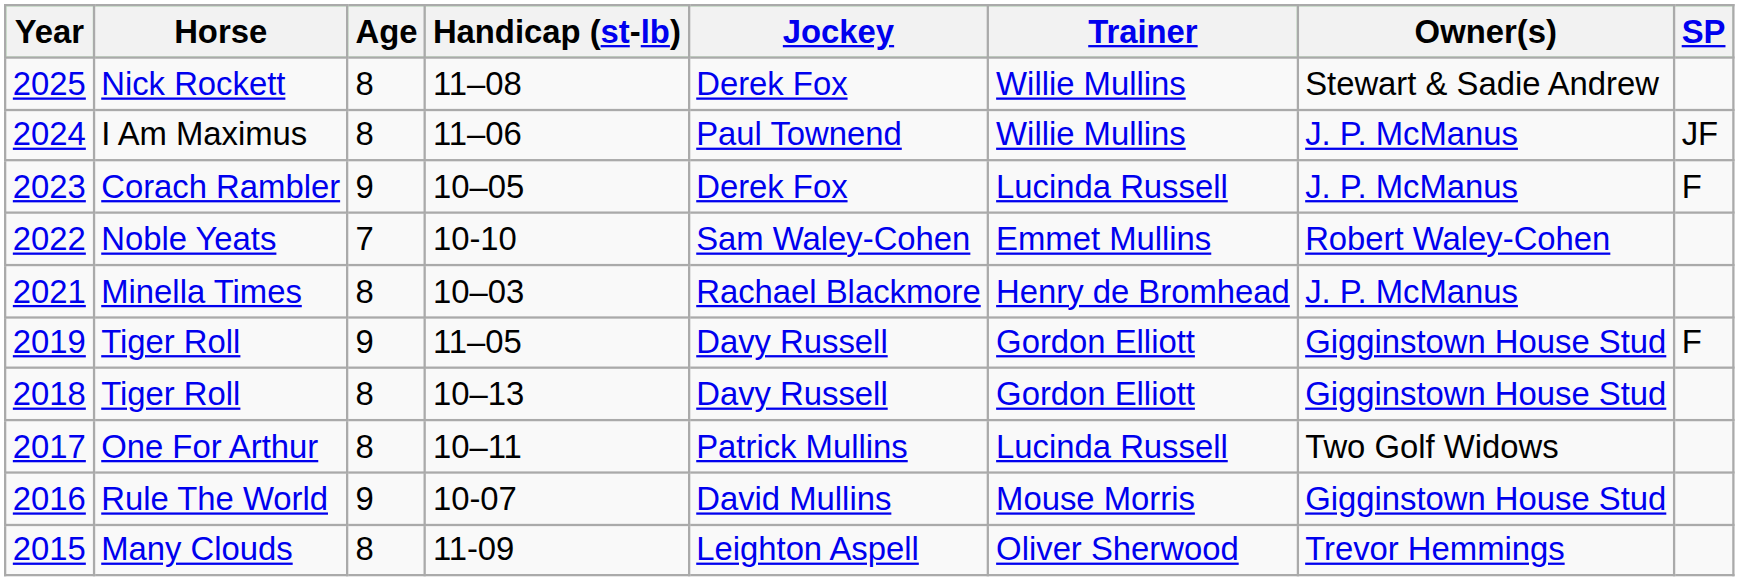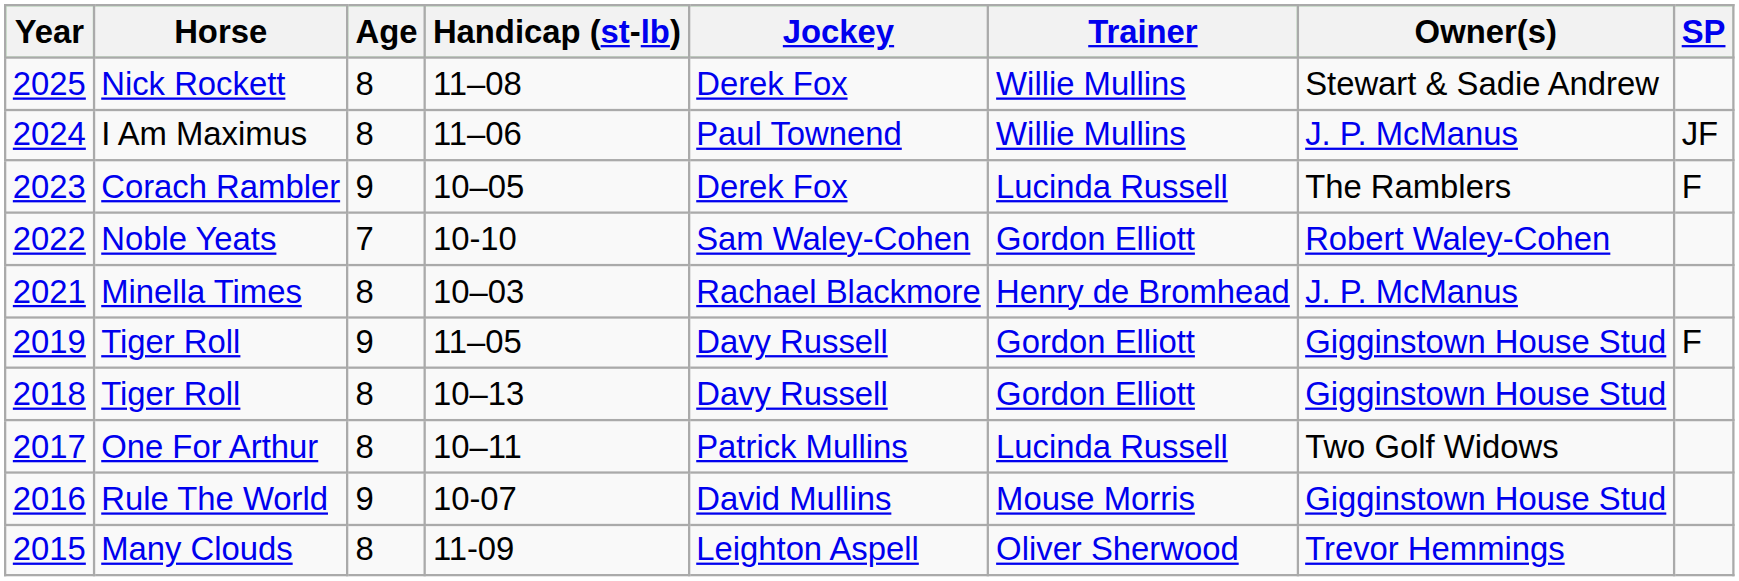(1412, 187) J. P. McManus -> (1408, 187) The Ramblers
(1104, 239) Emmet Mullins -> (1096, 239) Gordon Elliott
